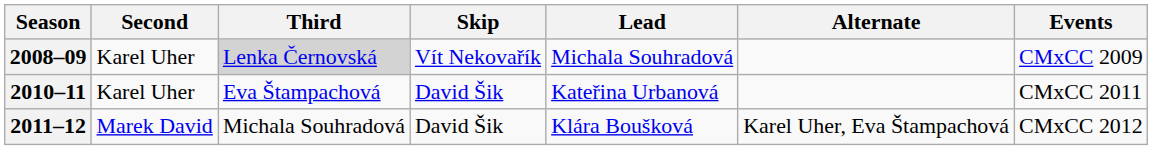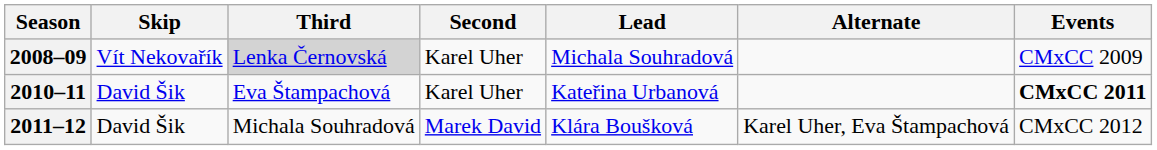columns swapped: (478, 21) <-> (155, 21)
(1081, 91) normal -> (1083, 91) bold
